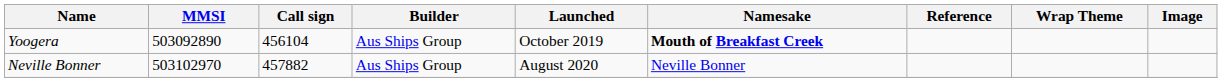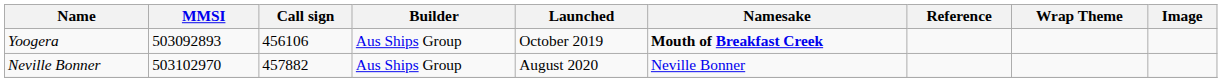(187, 41) 503092890 -> (187, 41) 503092893
(285, 41) 456104 -> (285, 41) 456106
